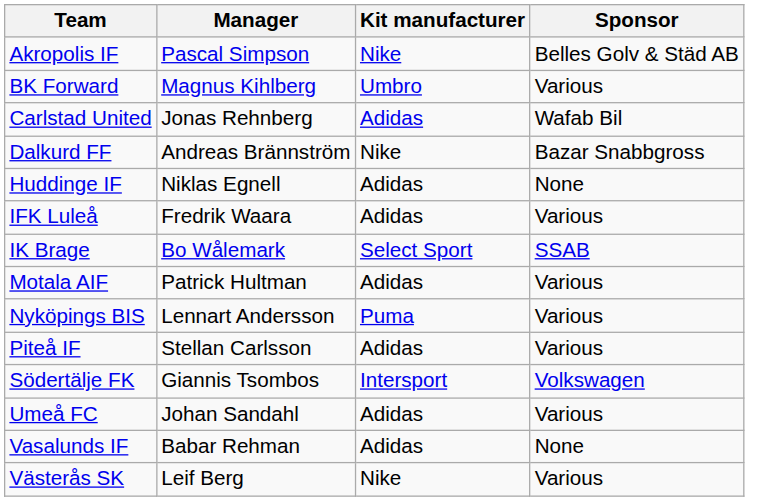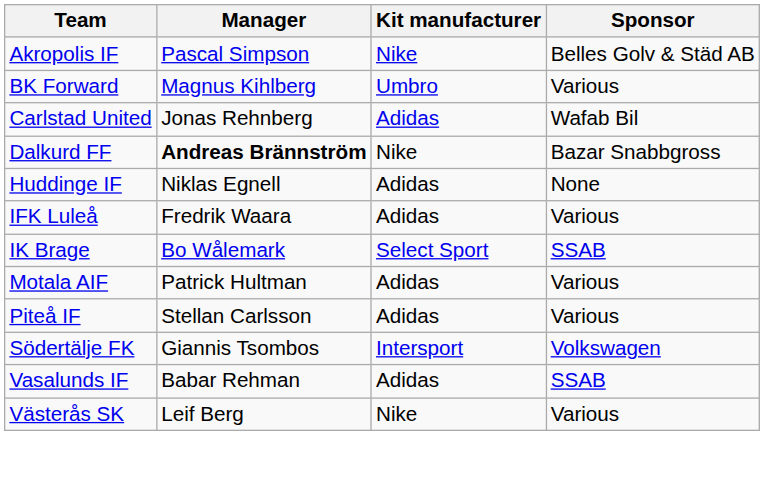(256, 151) normal -> (264, 151) bold
- row: (77, 315)
- row: (54, 413)
(559, 446) None -> (578, 380) SSAB
